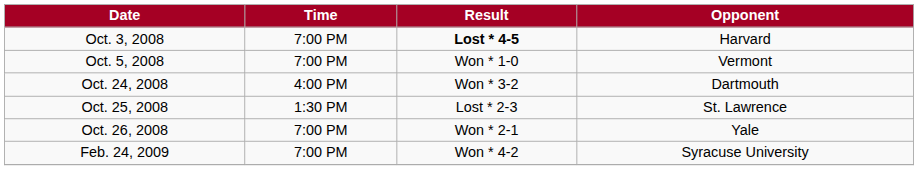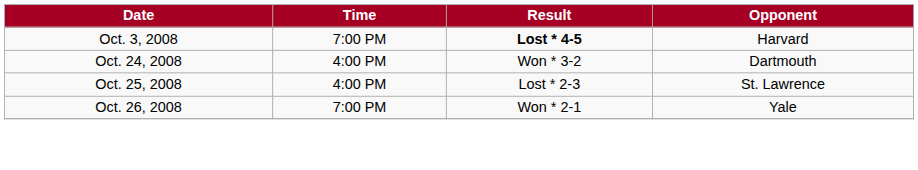- row: (125, 61)
(321, 107) 1:30 PM -> (360, 84) 4:00 PM
- row: (125, 152)
